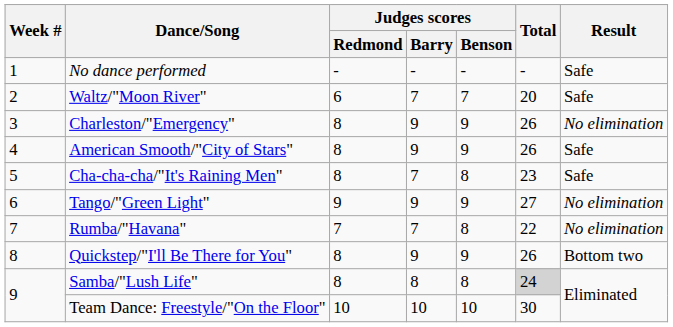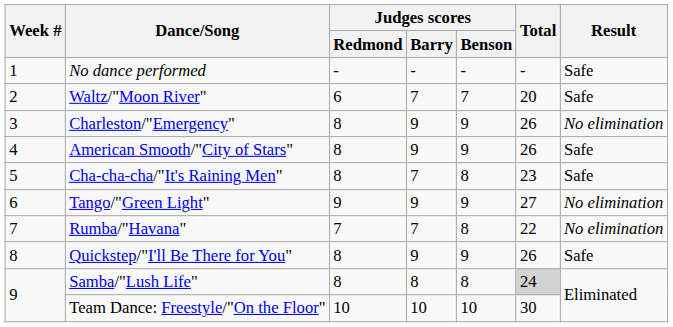(603, 255) Bottom two -> (579, 255) Safe
